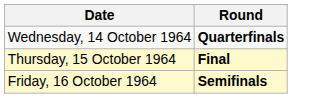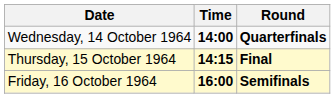+ column: (216, 15)
